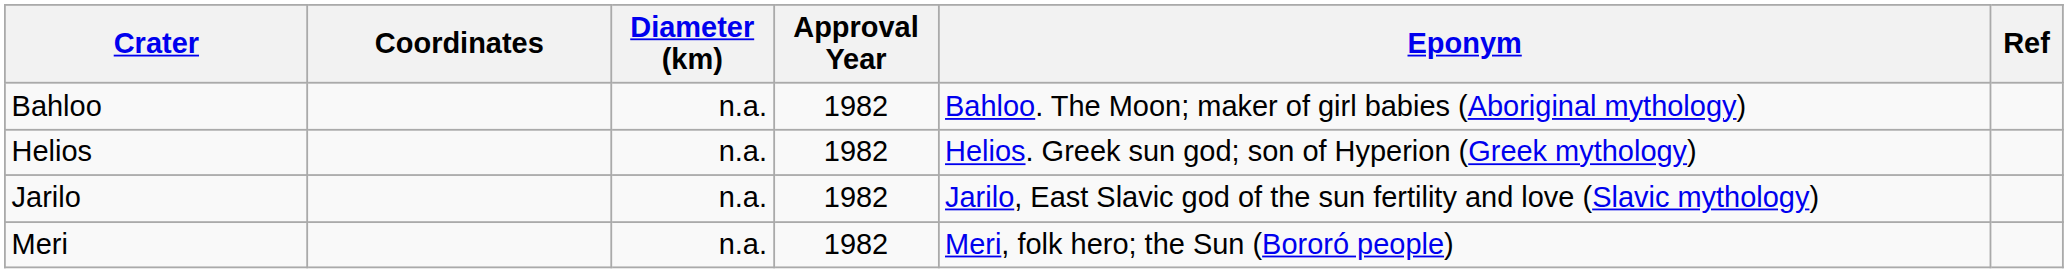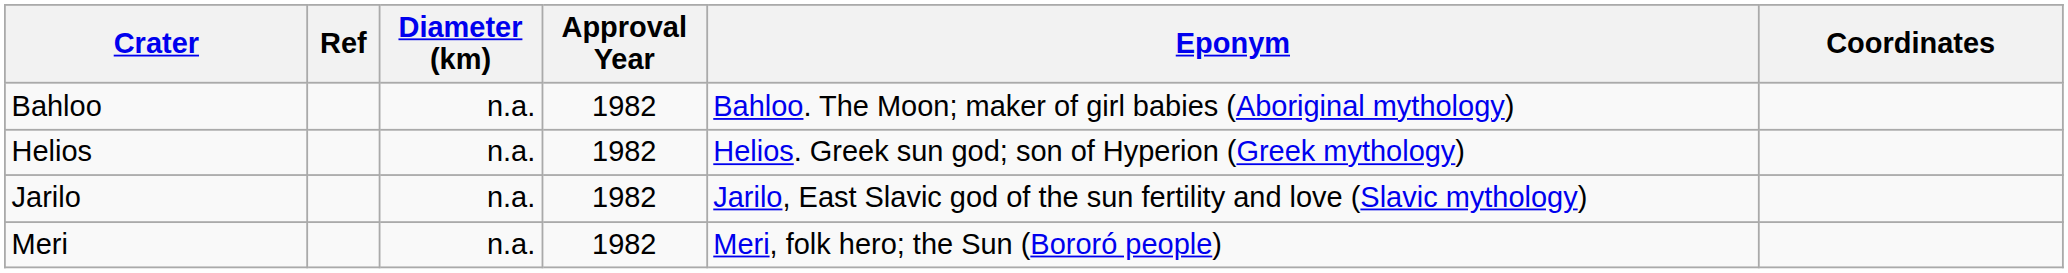columns swapped: (459, 43) <-> (2027, 43)
